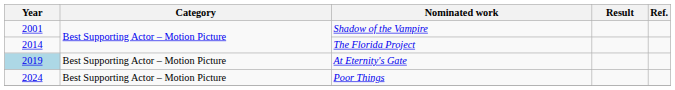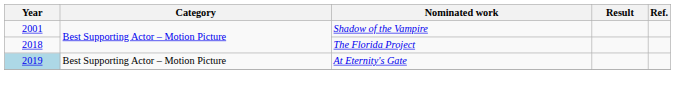(32, 45) 2014 -> (32, 45) 2018
- row: (359, 77)
